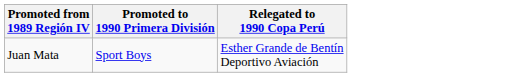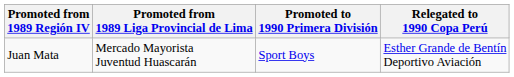+ column: (174, 21)
